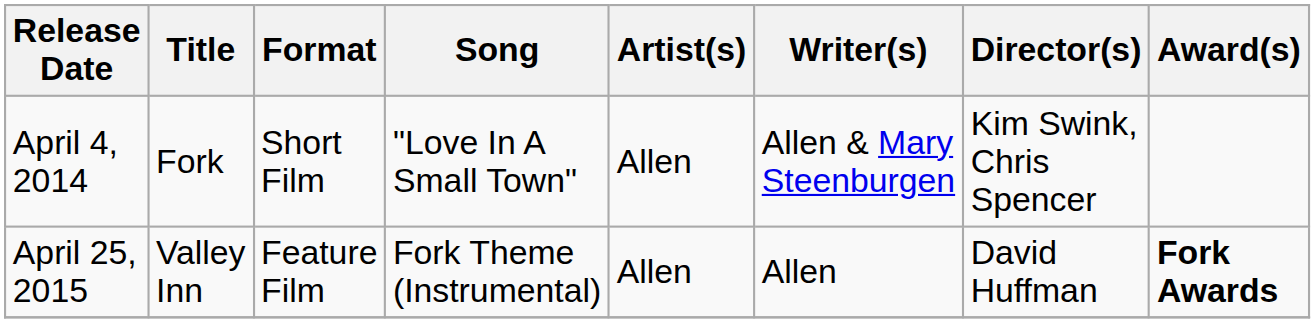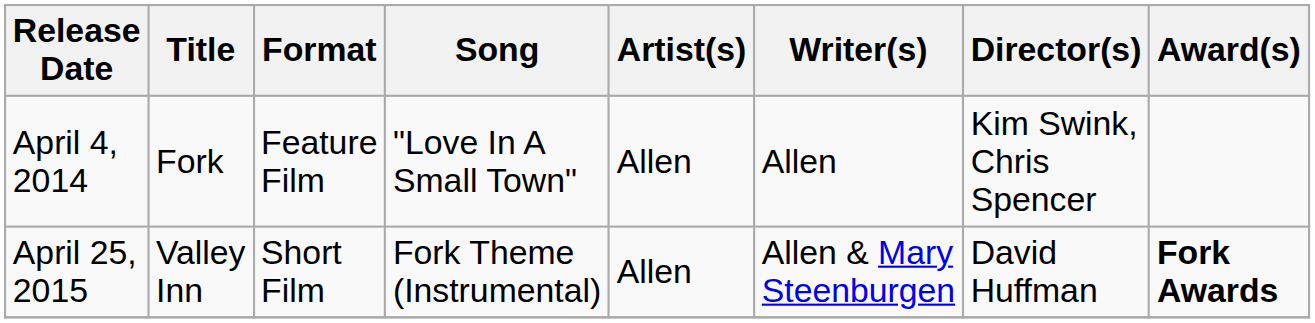(301, 160) Short Film -> (319, 160) Feature Film
(858, 160) Allen & Mary Steenburgen -> (799, 160) Allen
(319, 271) Feature Film -> (301, 271) Short Film
(799, 271) Allen -> (858, 271) Allen & Mary Steenburgen
